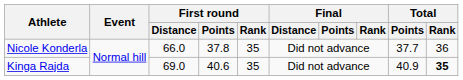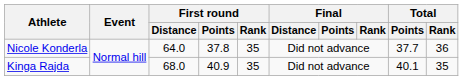(174, 49) 66.0 -> (174, 49) 64.0
(174, 67) 69.0 -> (174, 67) 68.0
(218, 67) 40.6 -> (218, 67) 40.9
(407, 67) 40.9 -> (407, 67) 40.1
(442, 67) bold -> (442, 67) normal
